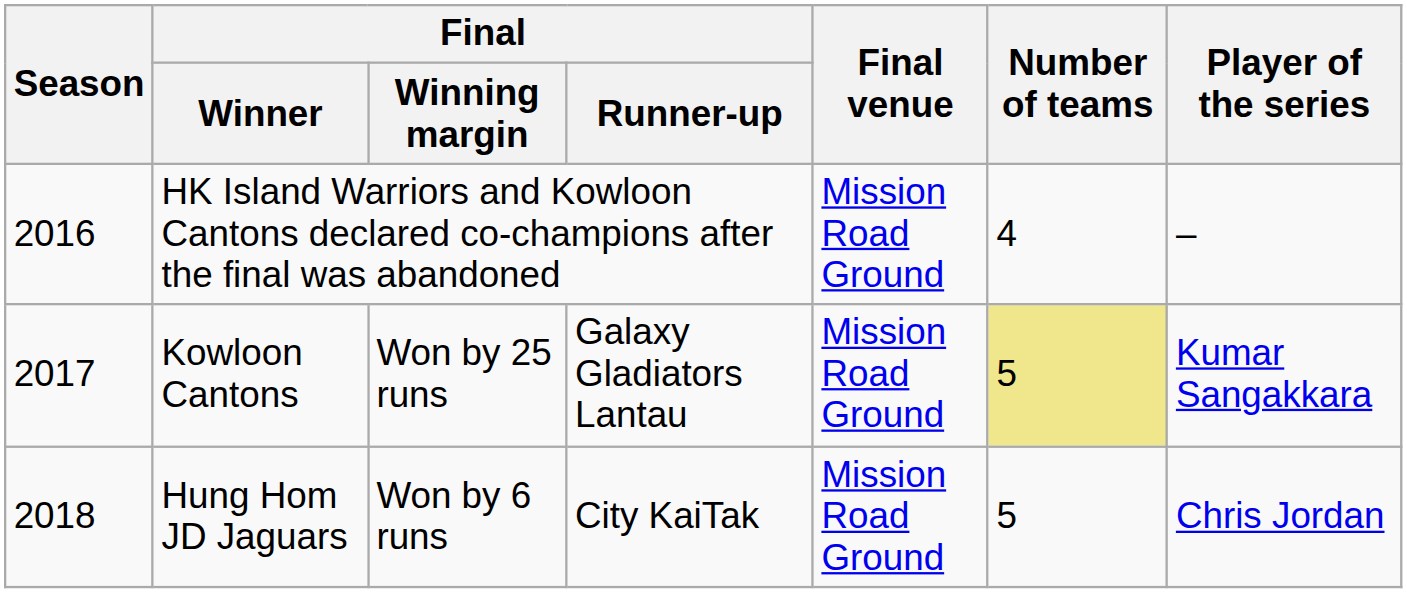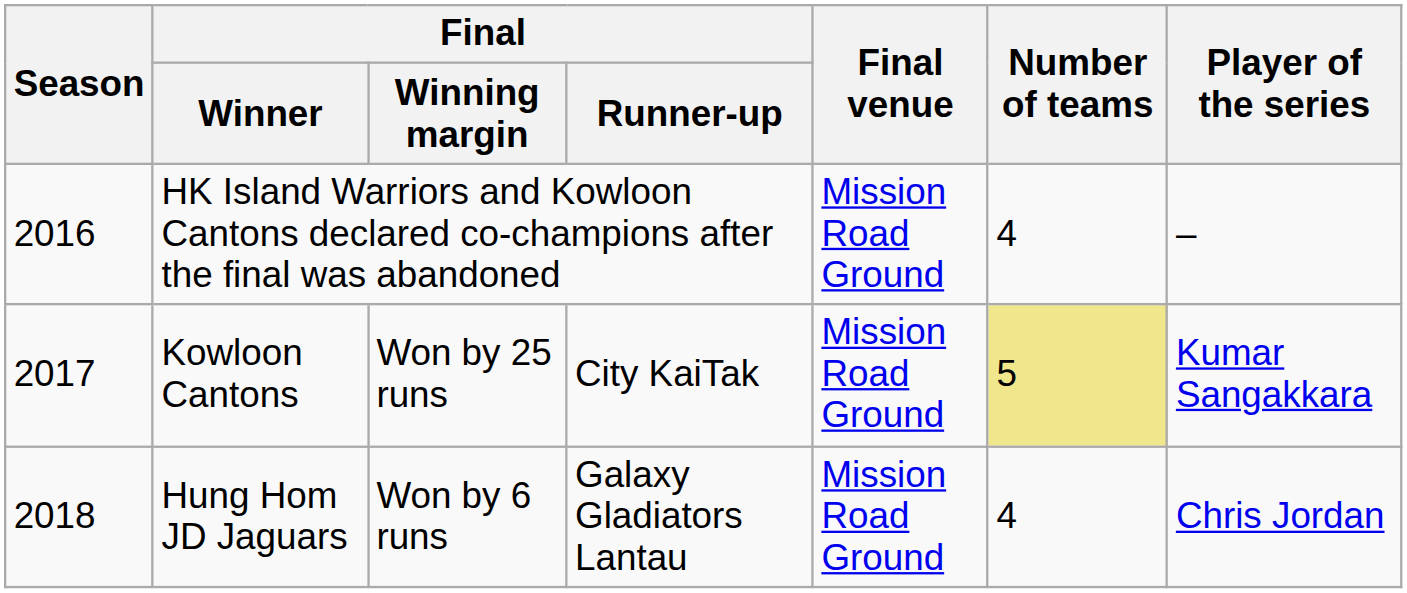(659, 374) Galaxy Gladiators Lantau -> (667, 374) City KaiTak
(667, 515) City KaiTak -> (659, 515) Galaxy Gladiators Lantau
(1007, 515) 5 -> (1007, 515) 4
